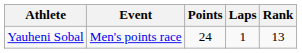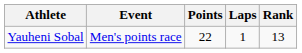(205, 37) 24 -> (205, 37) 22
